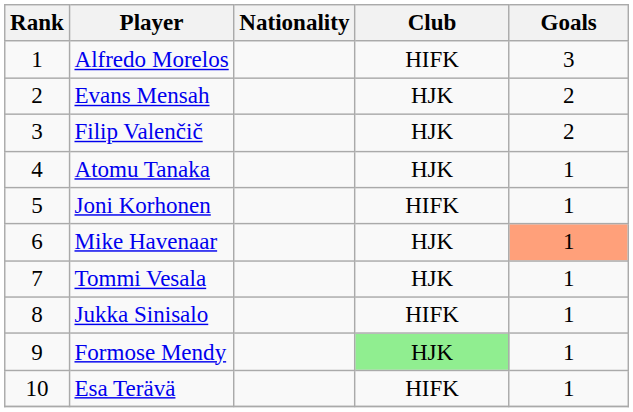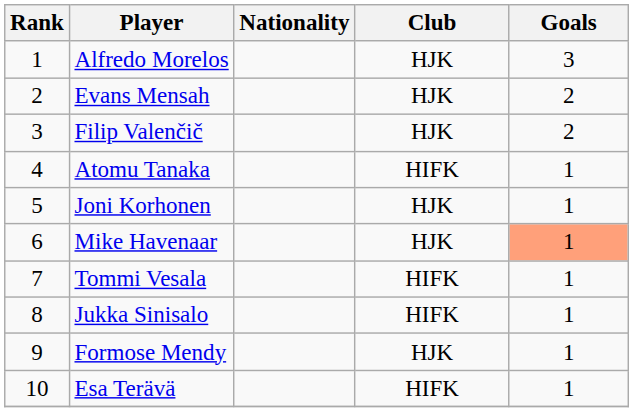(432, 59) HIFK -> (432, 59) HJK
(432, 168) HJK -> (432, 168) HIFK
(432, 205) HIFK -> (432, 205) HJK
(432, 278) HJK -> (432, 278) HIFK
(432, 351) lightgreen background -> (432, 351) no background
